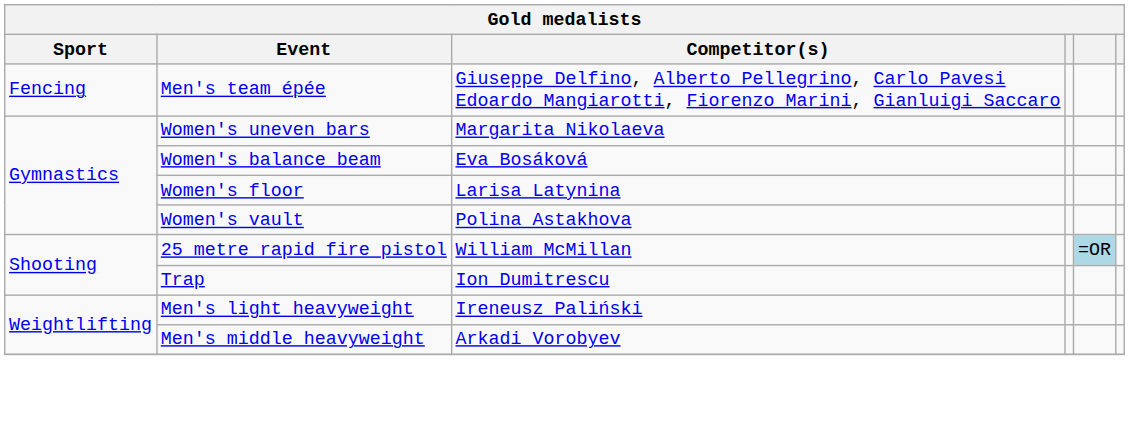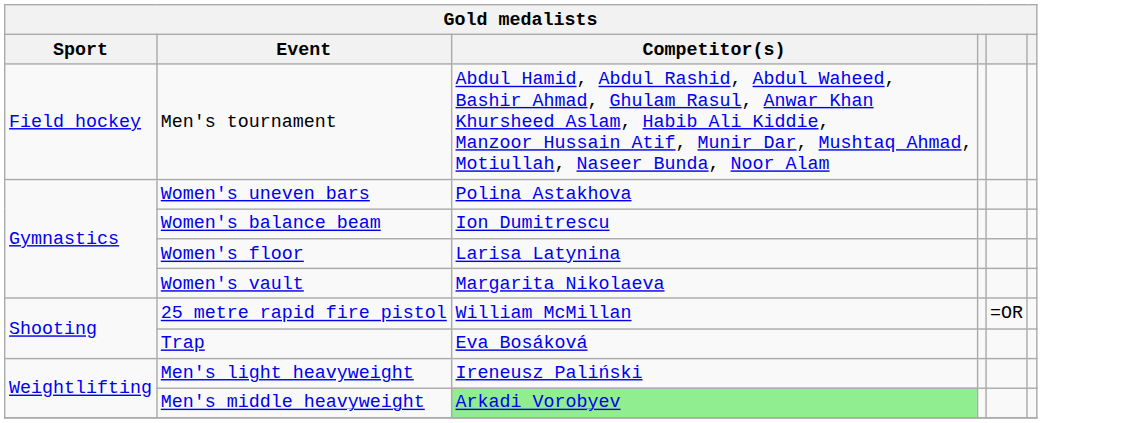- row: (243, 90)
+ row: (249, 122)
(560, 130) Margarita Nikolaeva -> (544, 194) Polina Astakhova
(522, 160) Eva Bosáková -> (533, 224) Ion Dumitrescu
(544, 220) Polina Astakhova -> (560, 283) Margarita Nikolaeva
(1095, 250) lightblue background -> (1007, 313) no background
(533, 280) Ion Dumitrescu -> (522, 343) Eva Bosáková
(538, 340) no background -> (538, 403) lightgreen background
